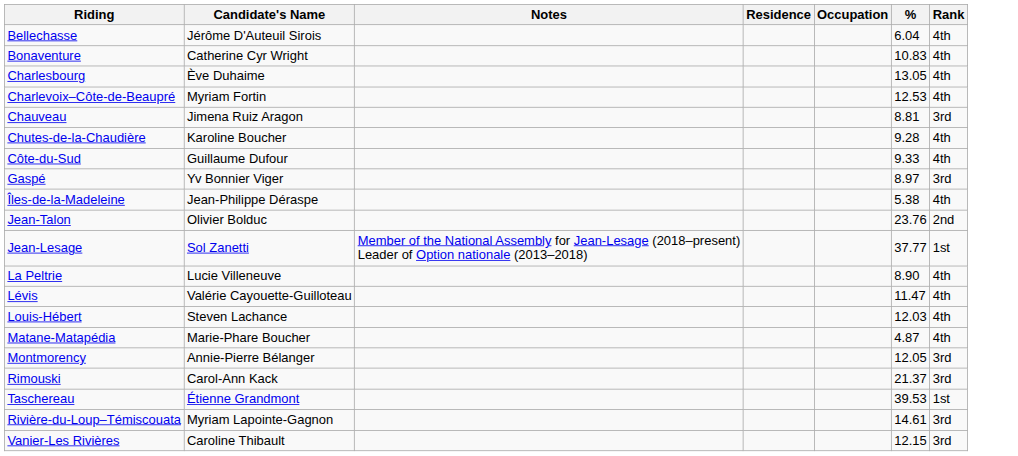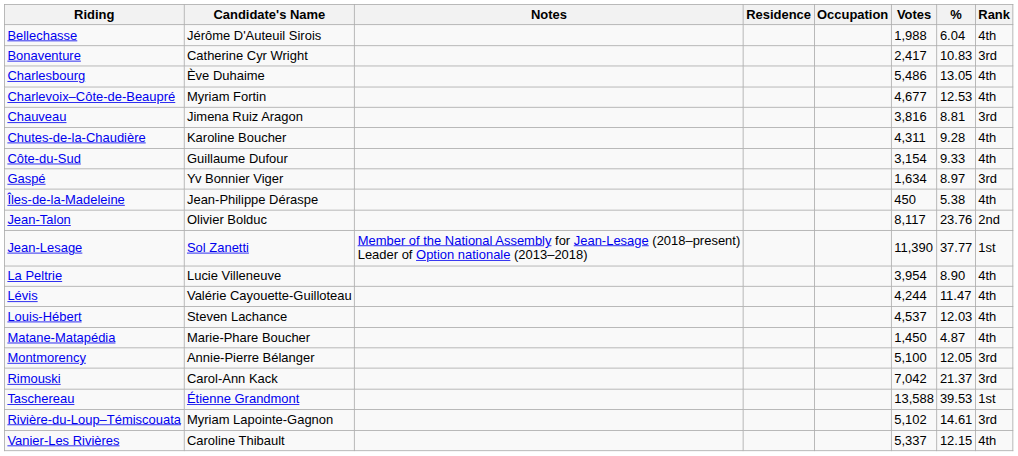+ column: (914, 14)
(942, 55) 4th -> (988, 55) 3rd
(942, 440) 3rd -> (987, 440) 4th
